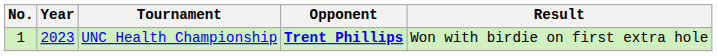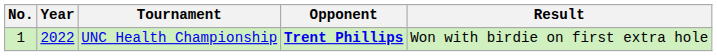(57, 39) 2023 -> (57, 39) 2022
